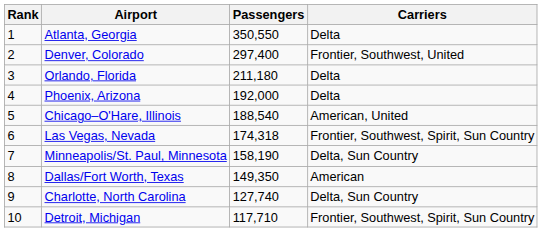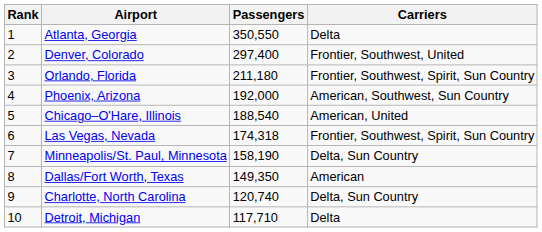(325, 75) Delta -> (422, 75) Frontier, Southwest, Spirit, Sun Country
(325, 96) Delta -> (410, 96) American, Southwest, Sun Country
(256, 197) 127,740 -> (256, 197) 120,740
(422, 217) Frontier, Southwest, Spirit, Sun Country -> (325, 217) Delta
